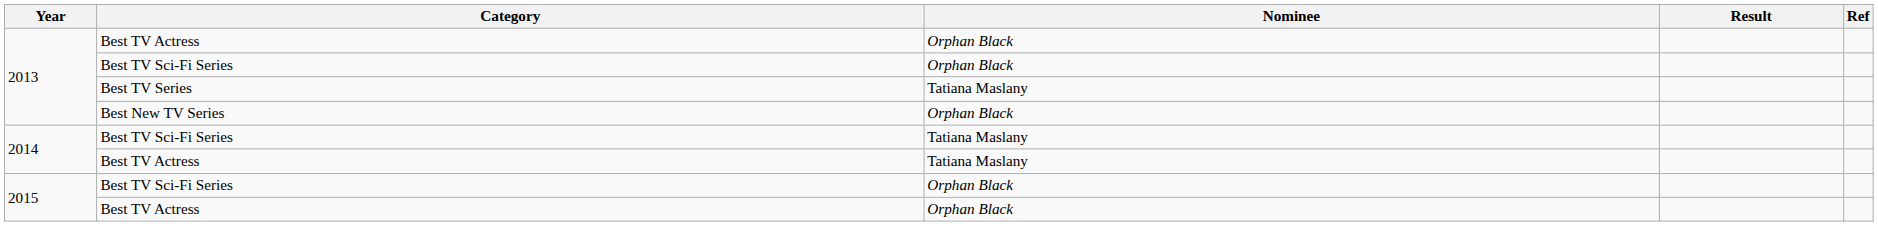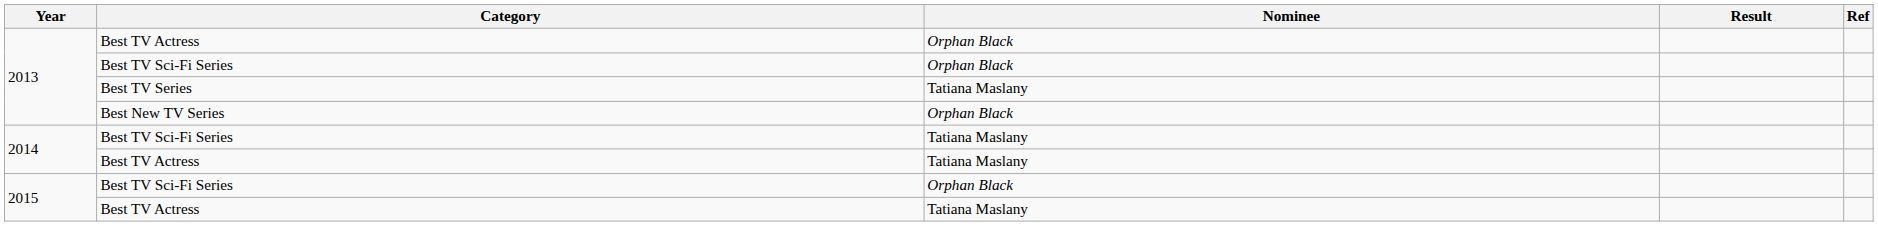(970, 209) Orphan Black -> (978, 209) Tatiana Maslany
